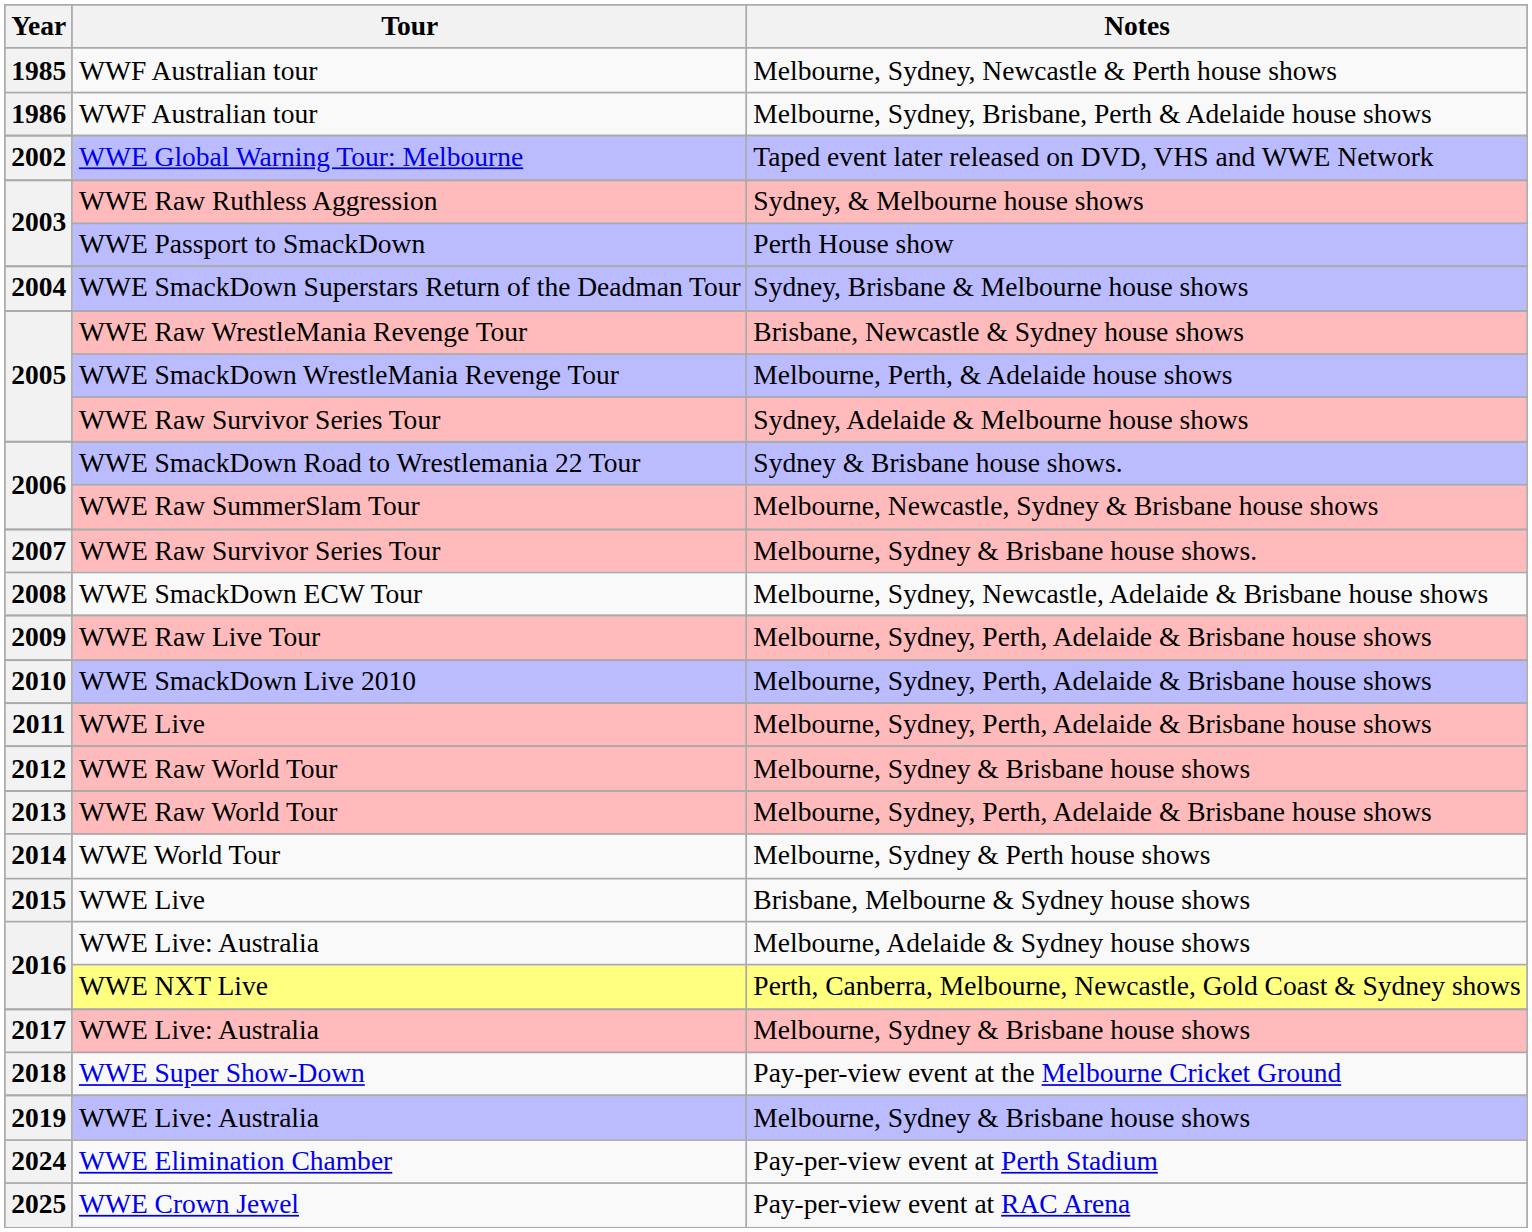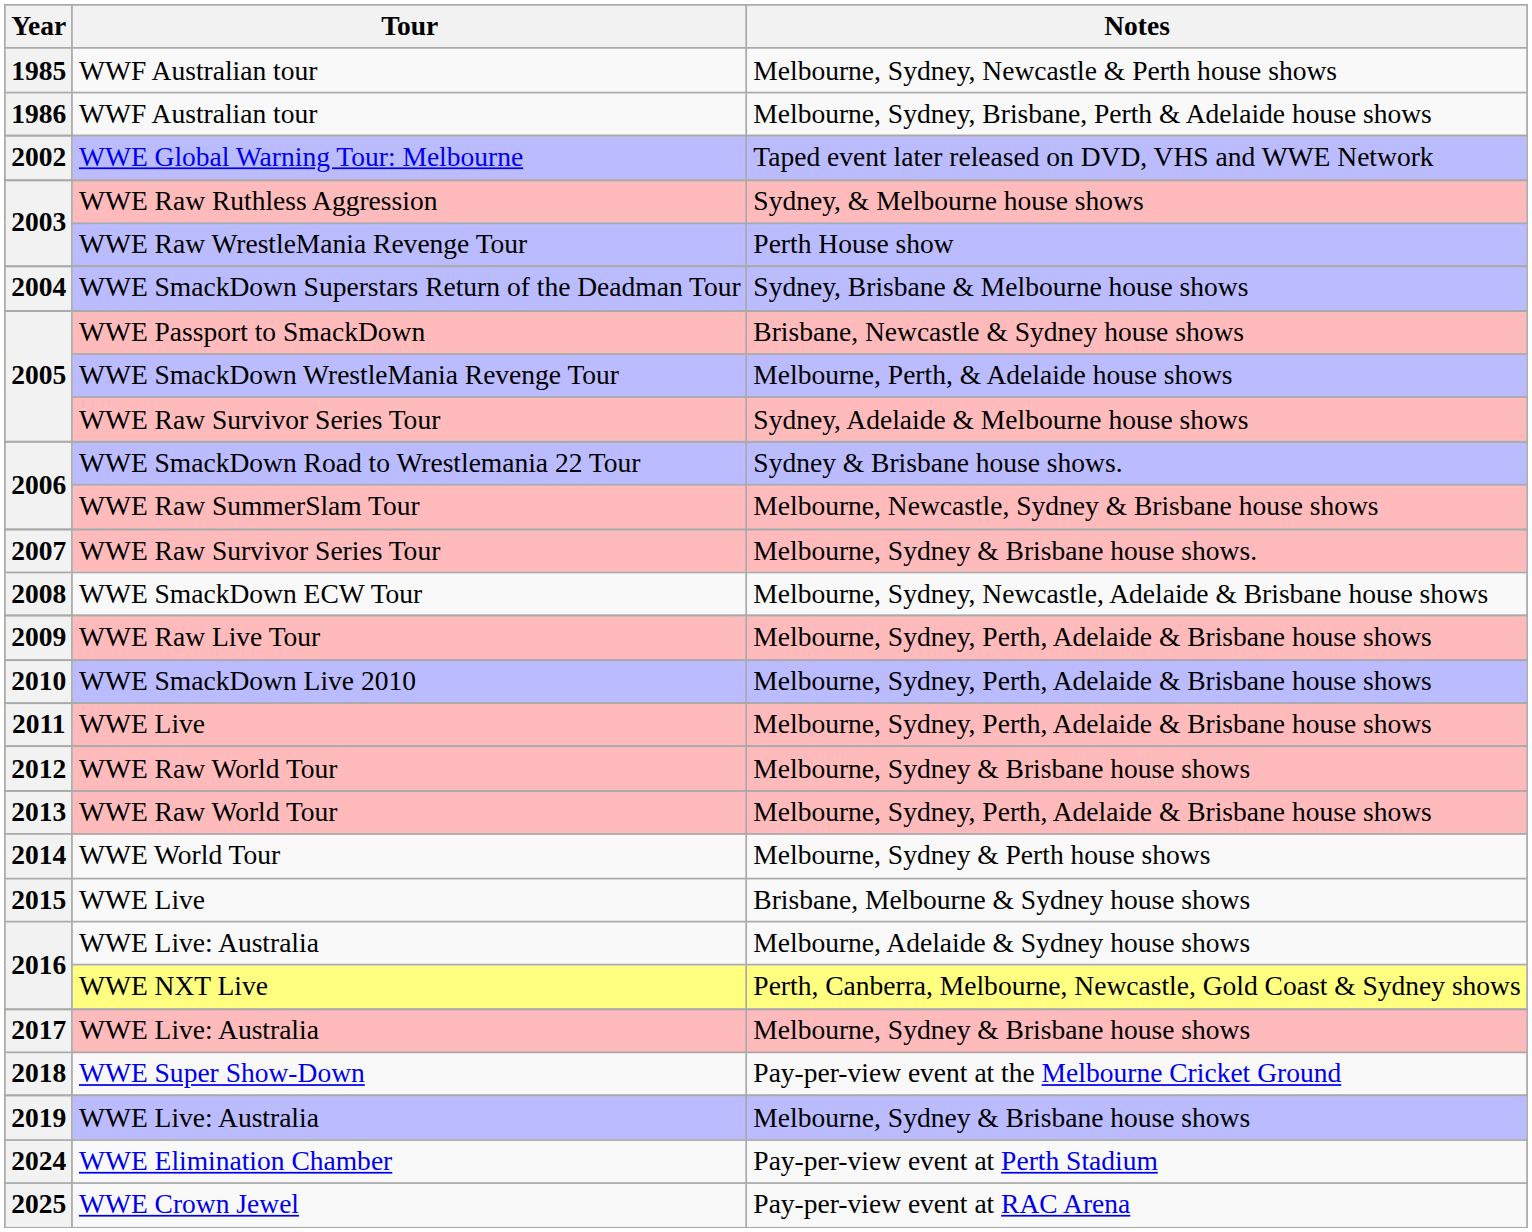(252, 244) WWE Passport to SmackDown -> (303, 244) WWE Raw WrestleMania Revenge Tour
(303, 331) WWE Raw WrestleMania Revenge Tour -> (252, 331) WWE Passport to SmackDown
